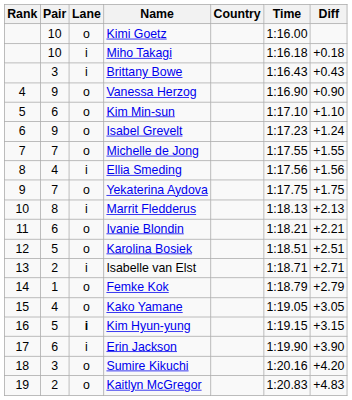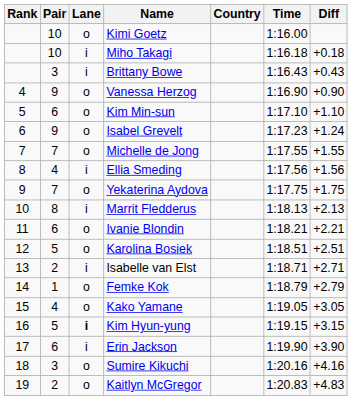(329, 365) +4.20 -> (329, 365) +4.16
